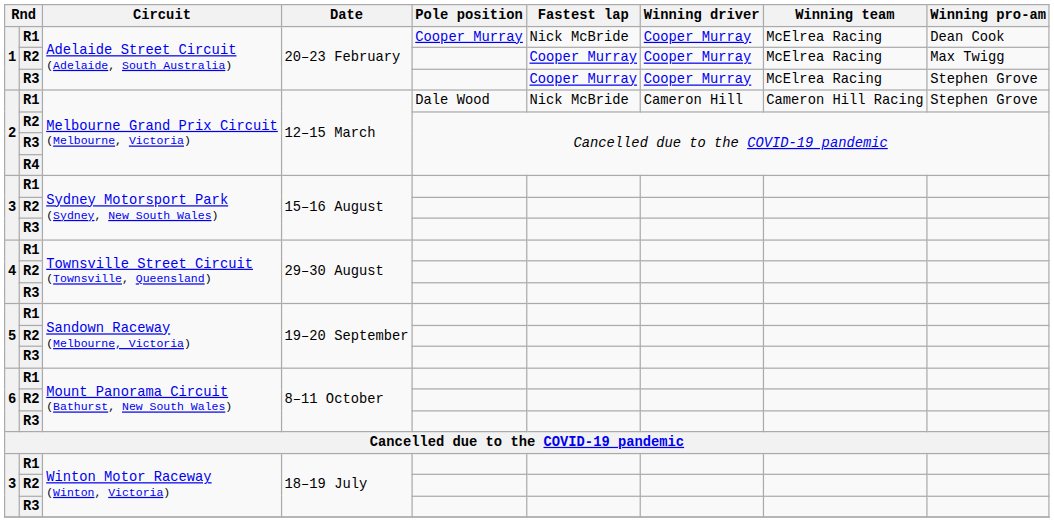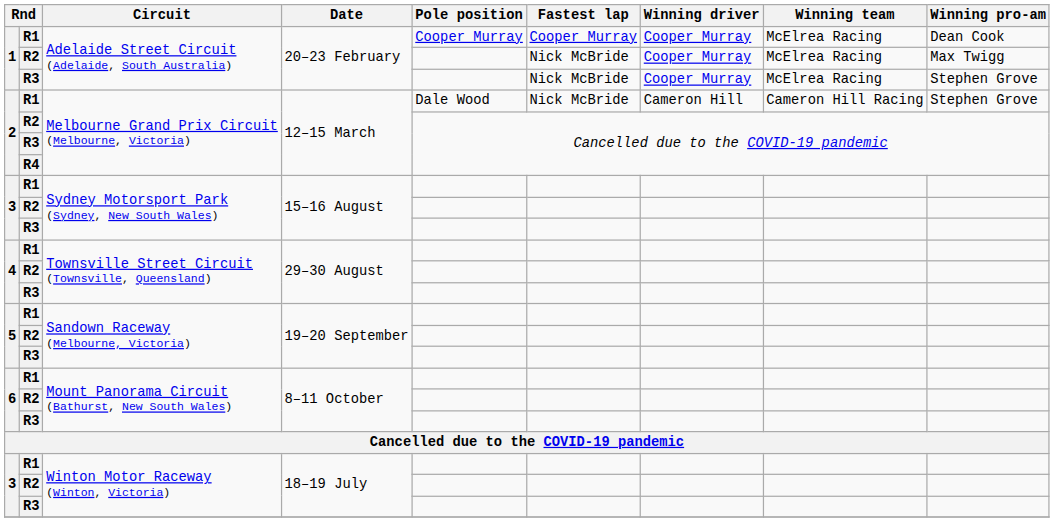(579, 37) Nick McBride -> (583, 37) Cooper Murray
(583, 58) Cooper Murray -> (579, 58) Nick McBride
(583, 80) Cooper Murray -> (579, 80) Nick McBride
